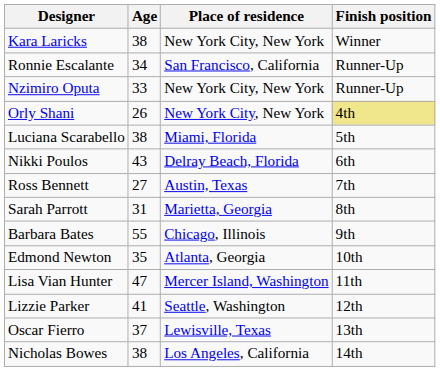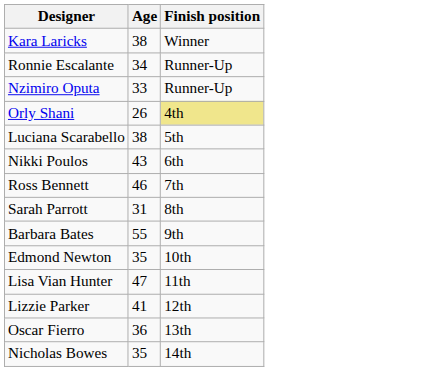- column: (246, 16)
(139, 185) 27 -> (139, 185) 46
(139, 329) 37 -> (139, 329) 36
(139, 354) 38 -> (139, 354) 35
